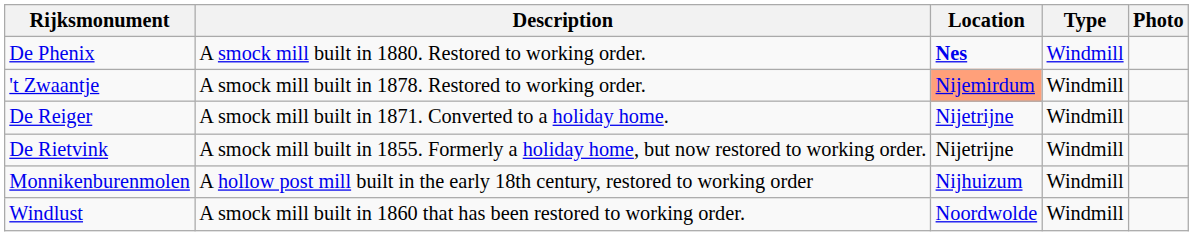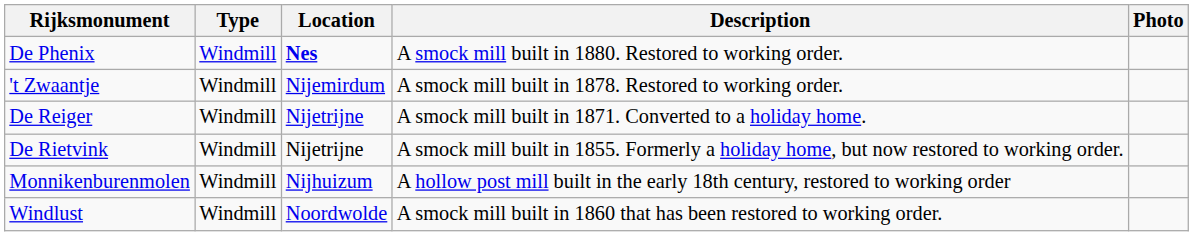columns swapped: (1085, 20) <-> (563, 20)
(985, 85) lightsalmon background -> (335, 85) no background
